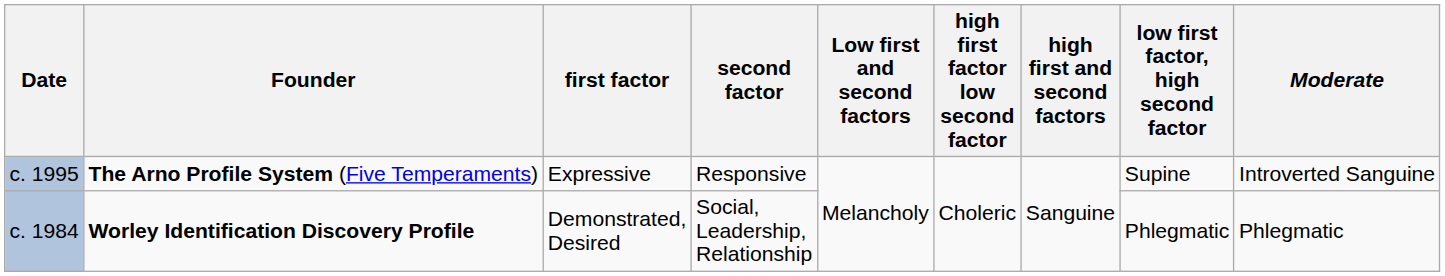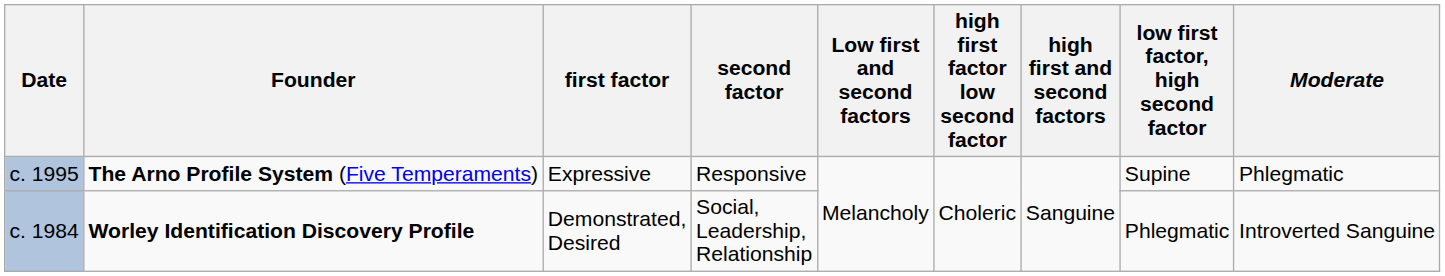(1337, 173) Introverted Sanguine -> (1291, 173) Phlegmatic
(1291, 230) Phlegmatic -> (1337, 230) Introverted Sanguine
